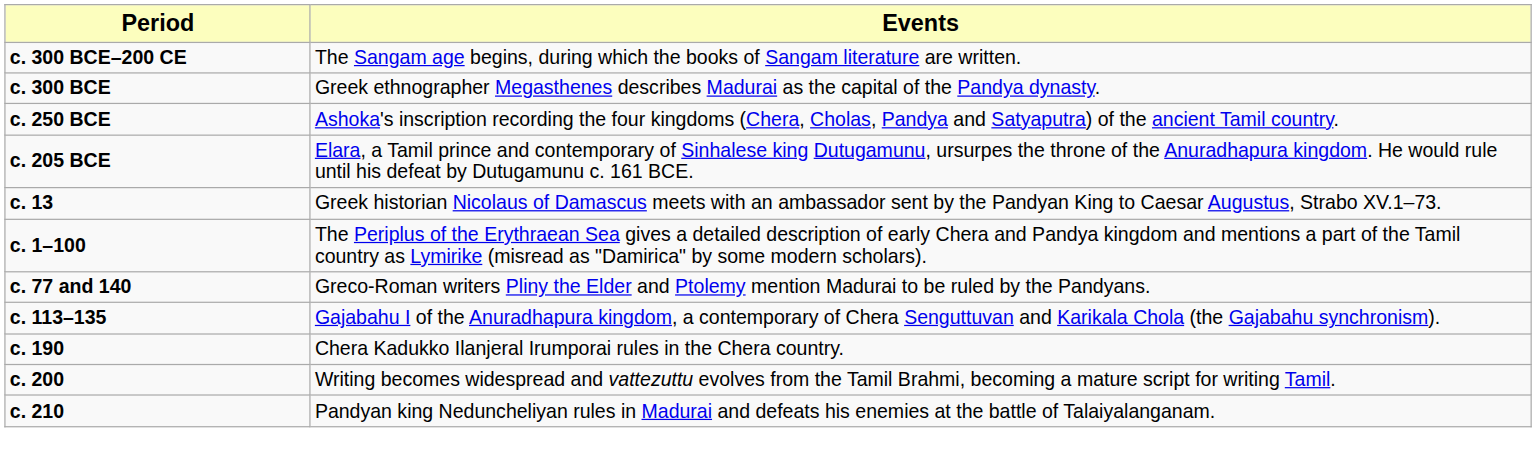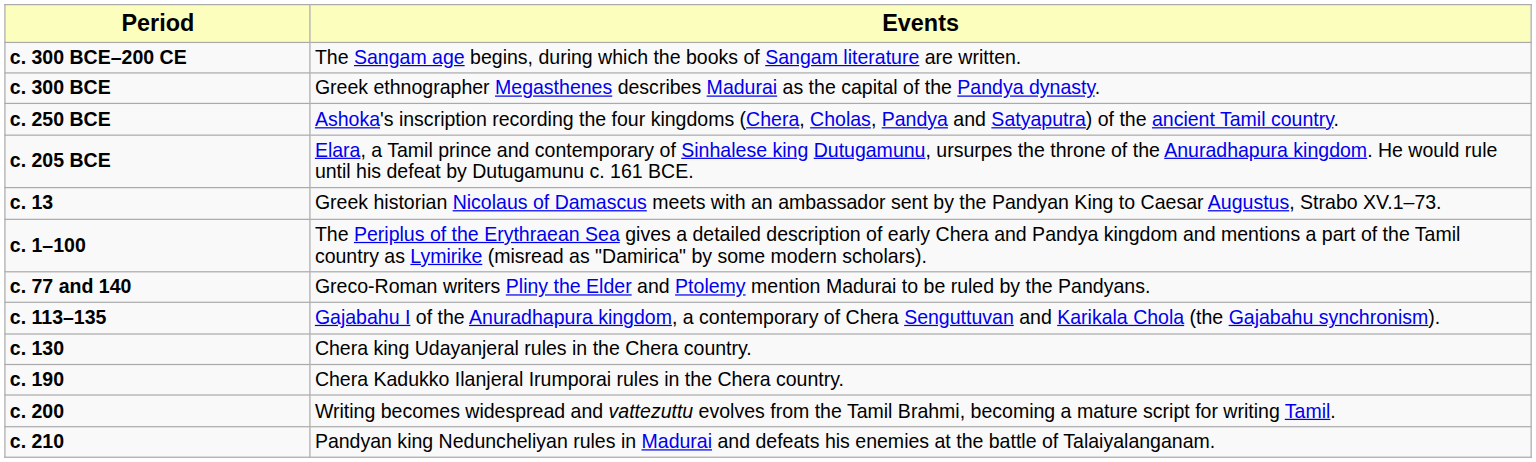+ row: (533, 348)
